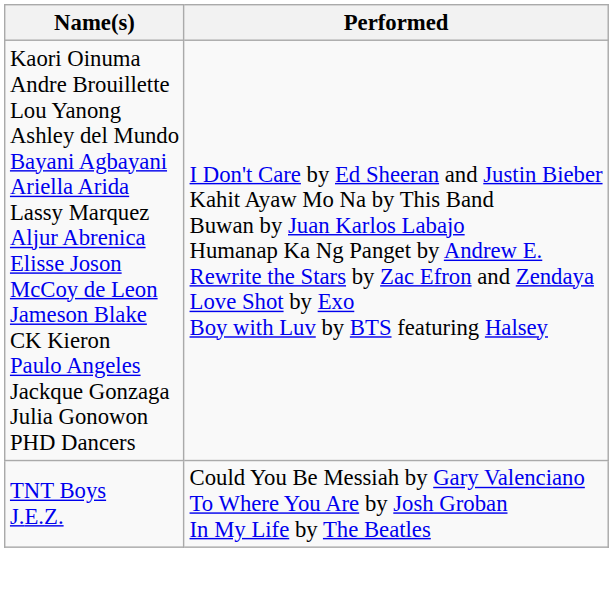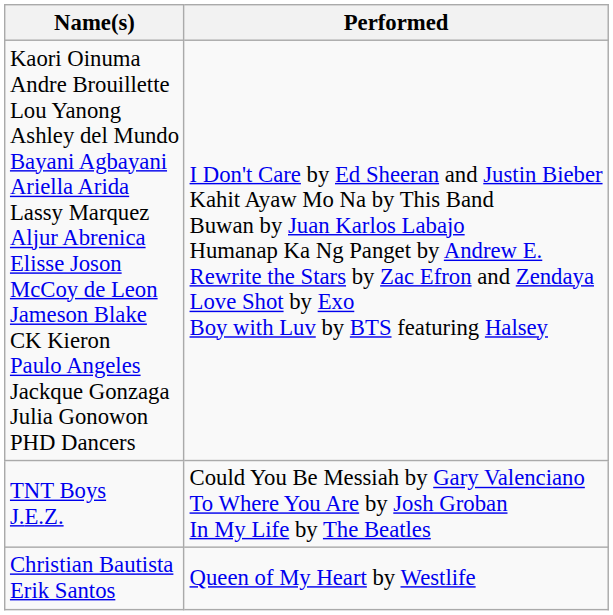+ row: (92, 577)
